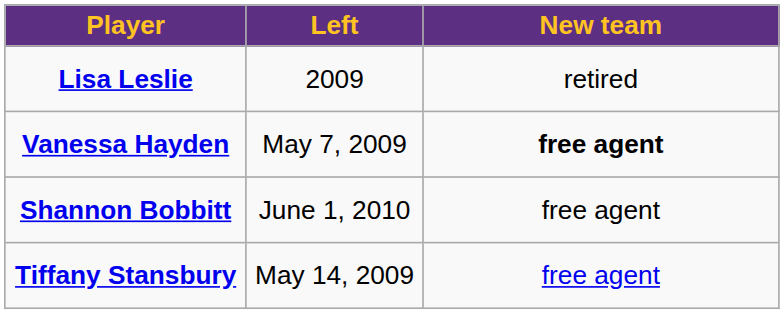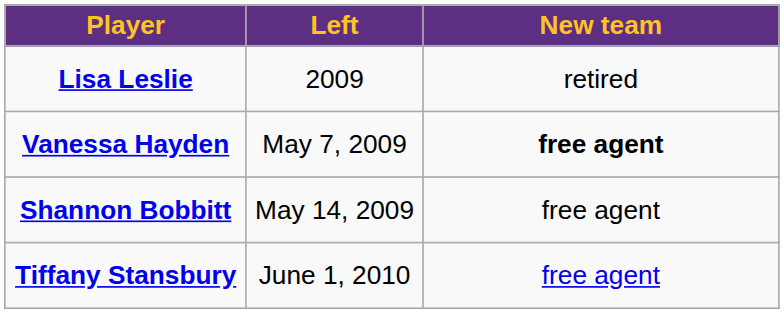(335, 210) June 1, 2010 -> (335, 210) May 14, 2009
(335, 275) May 14, 2009 -> (335, 275) June 1, 2010
